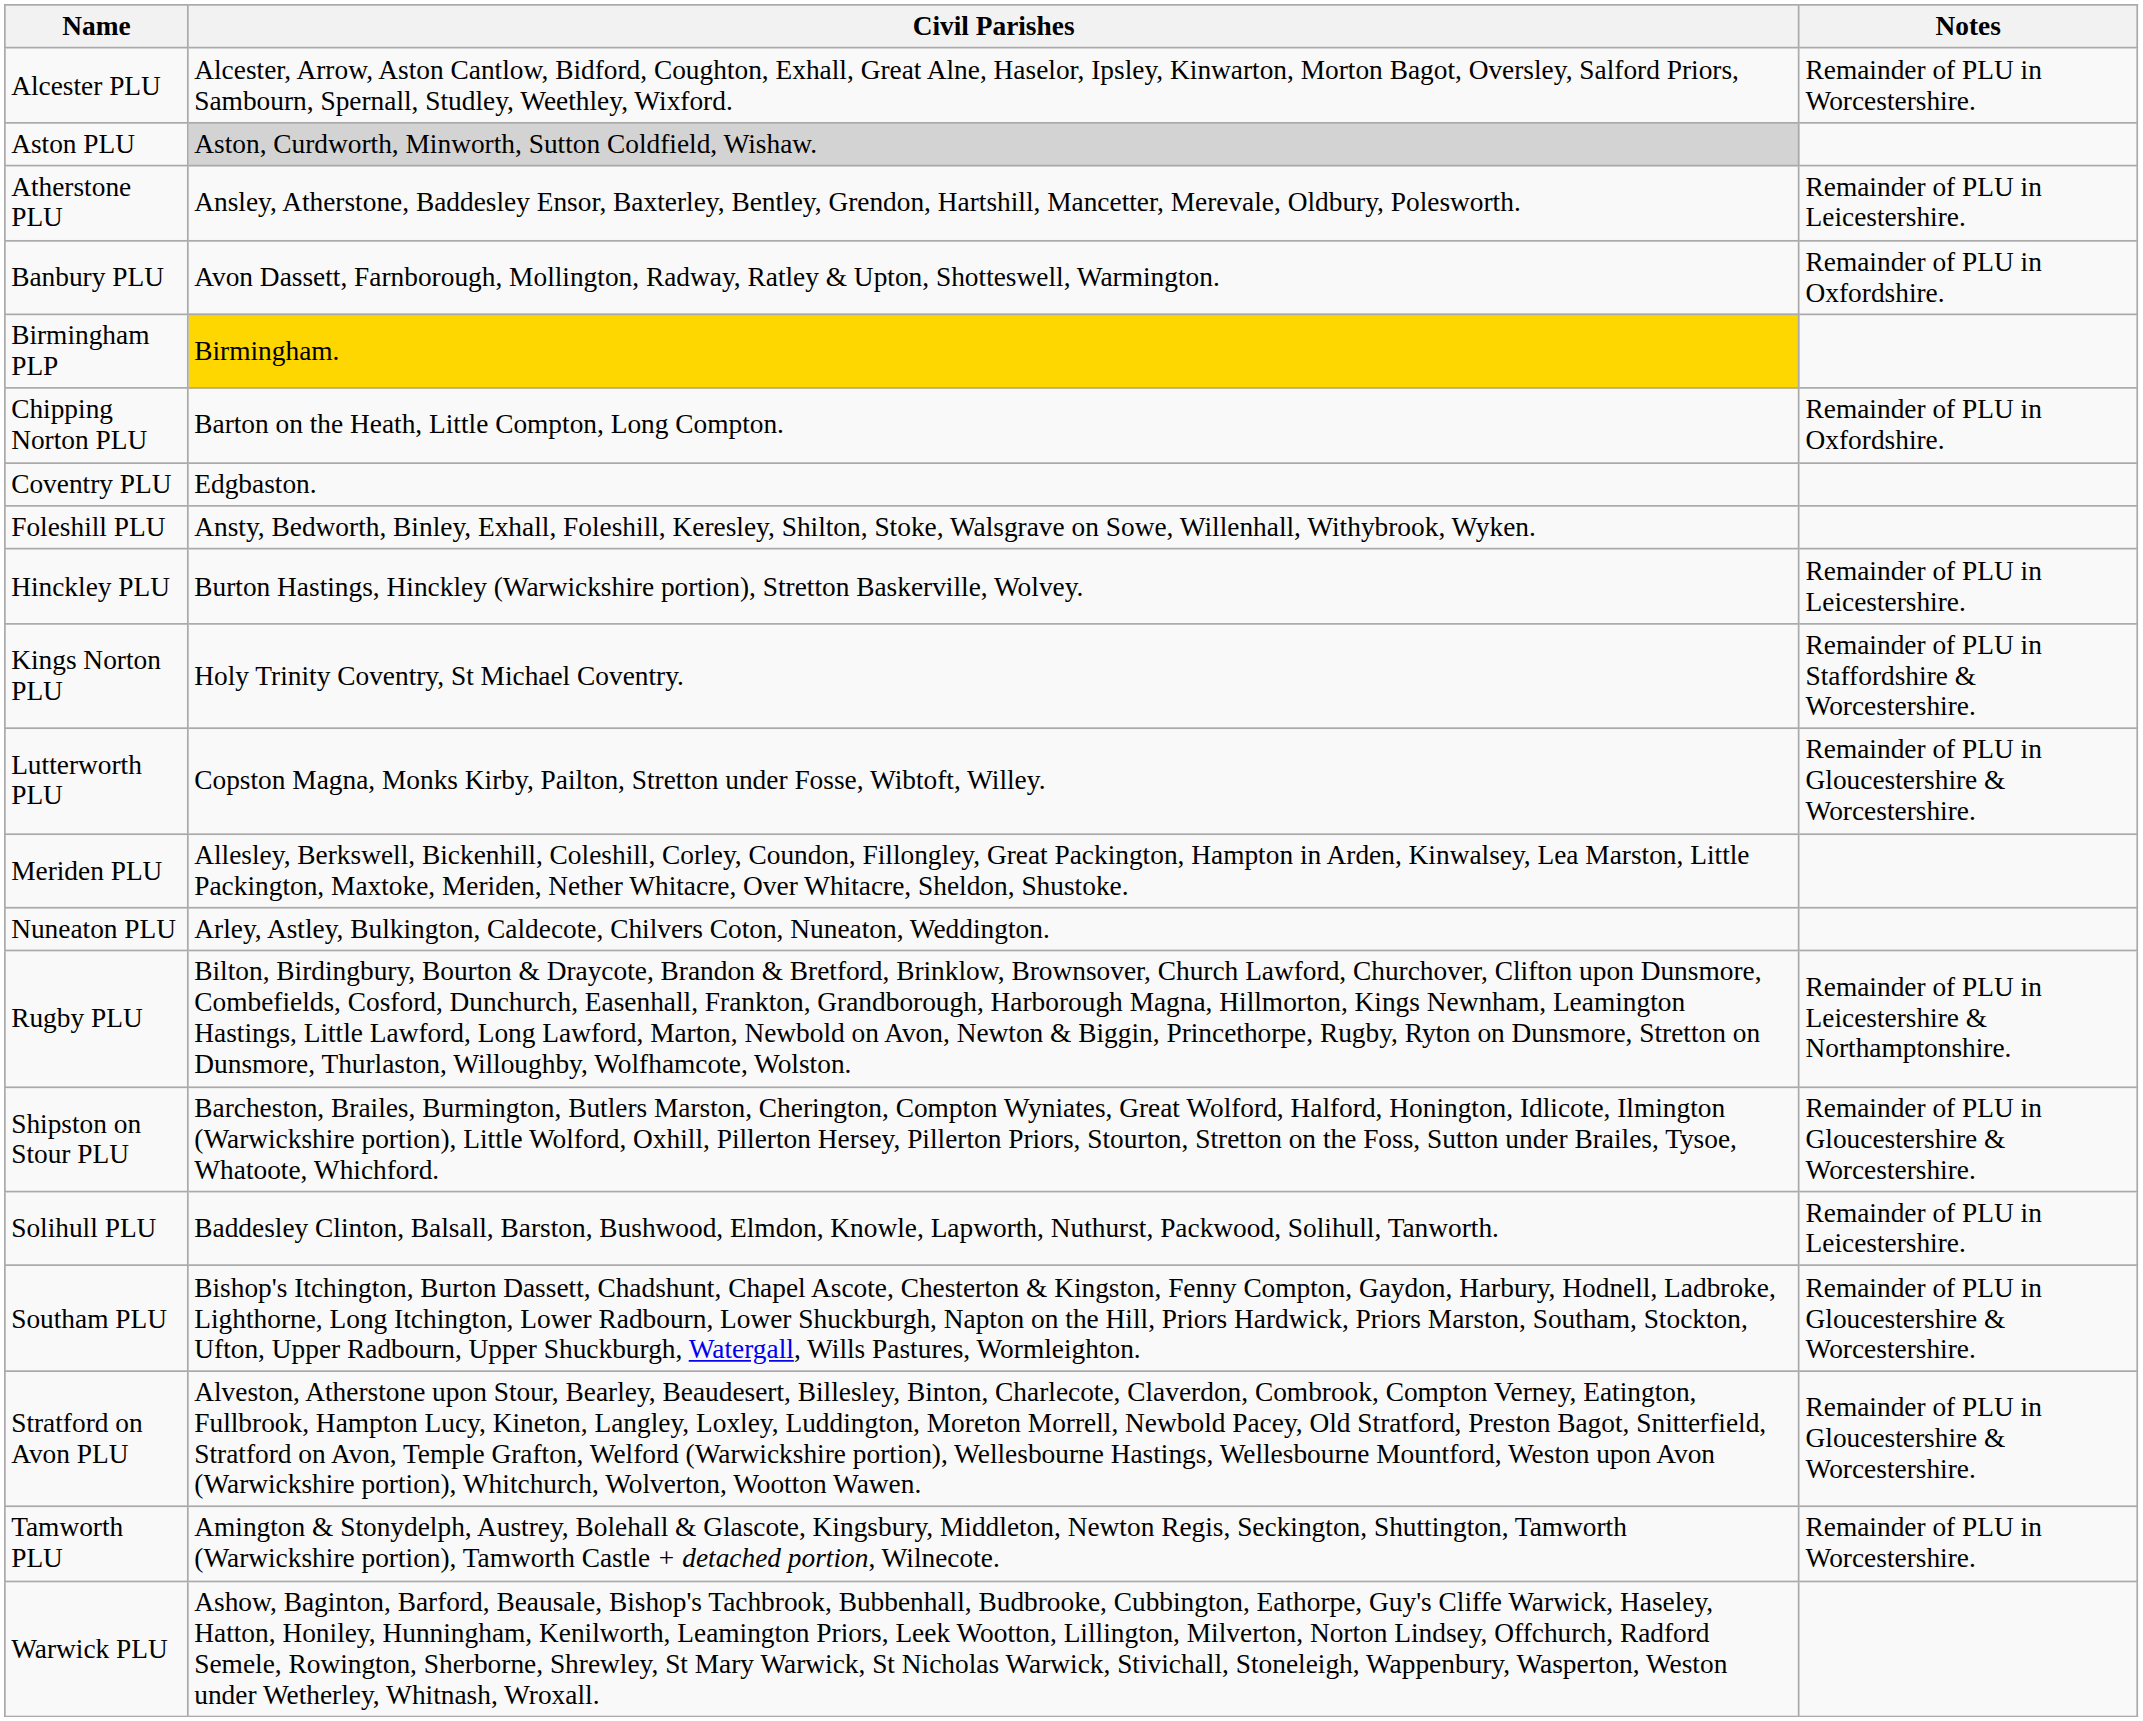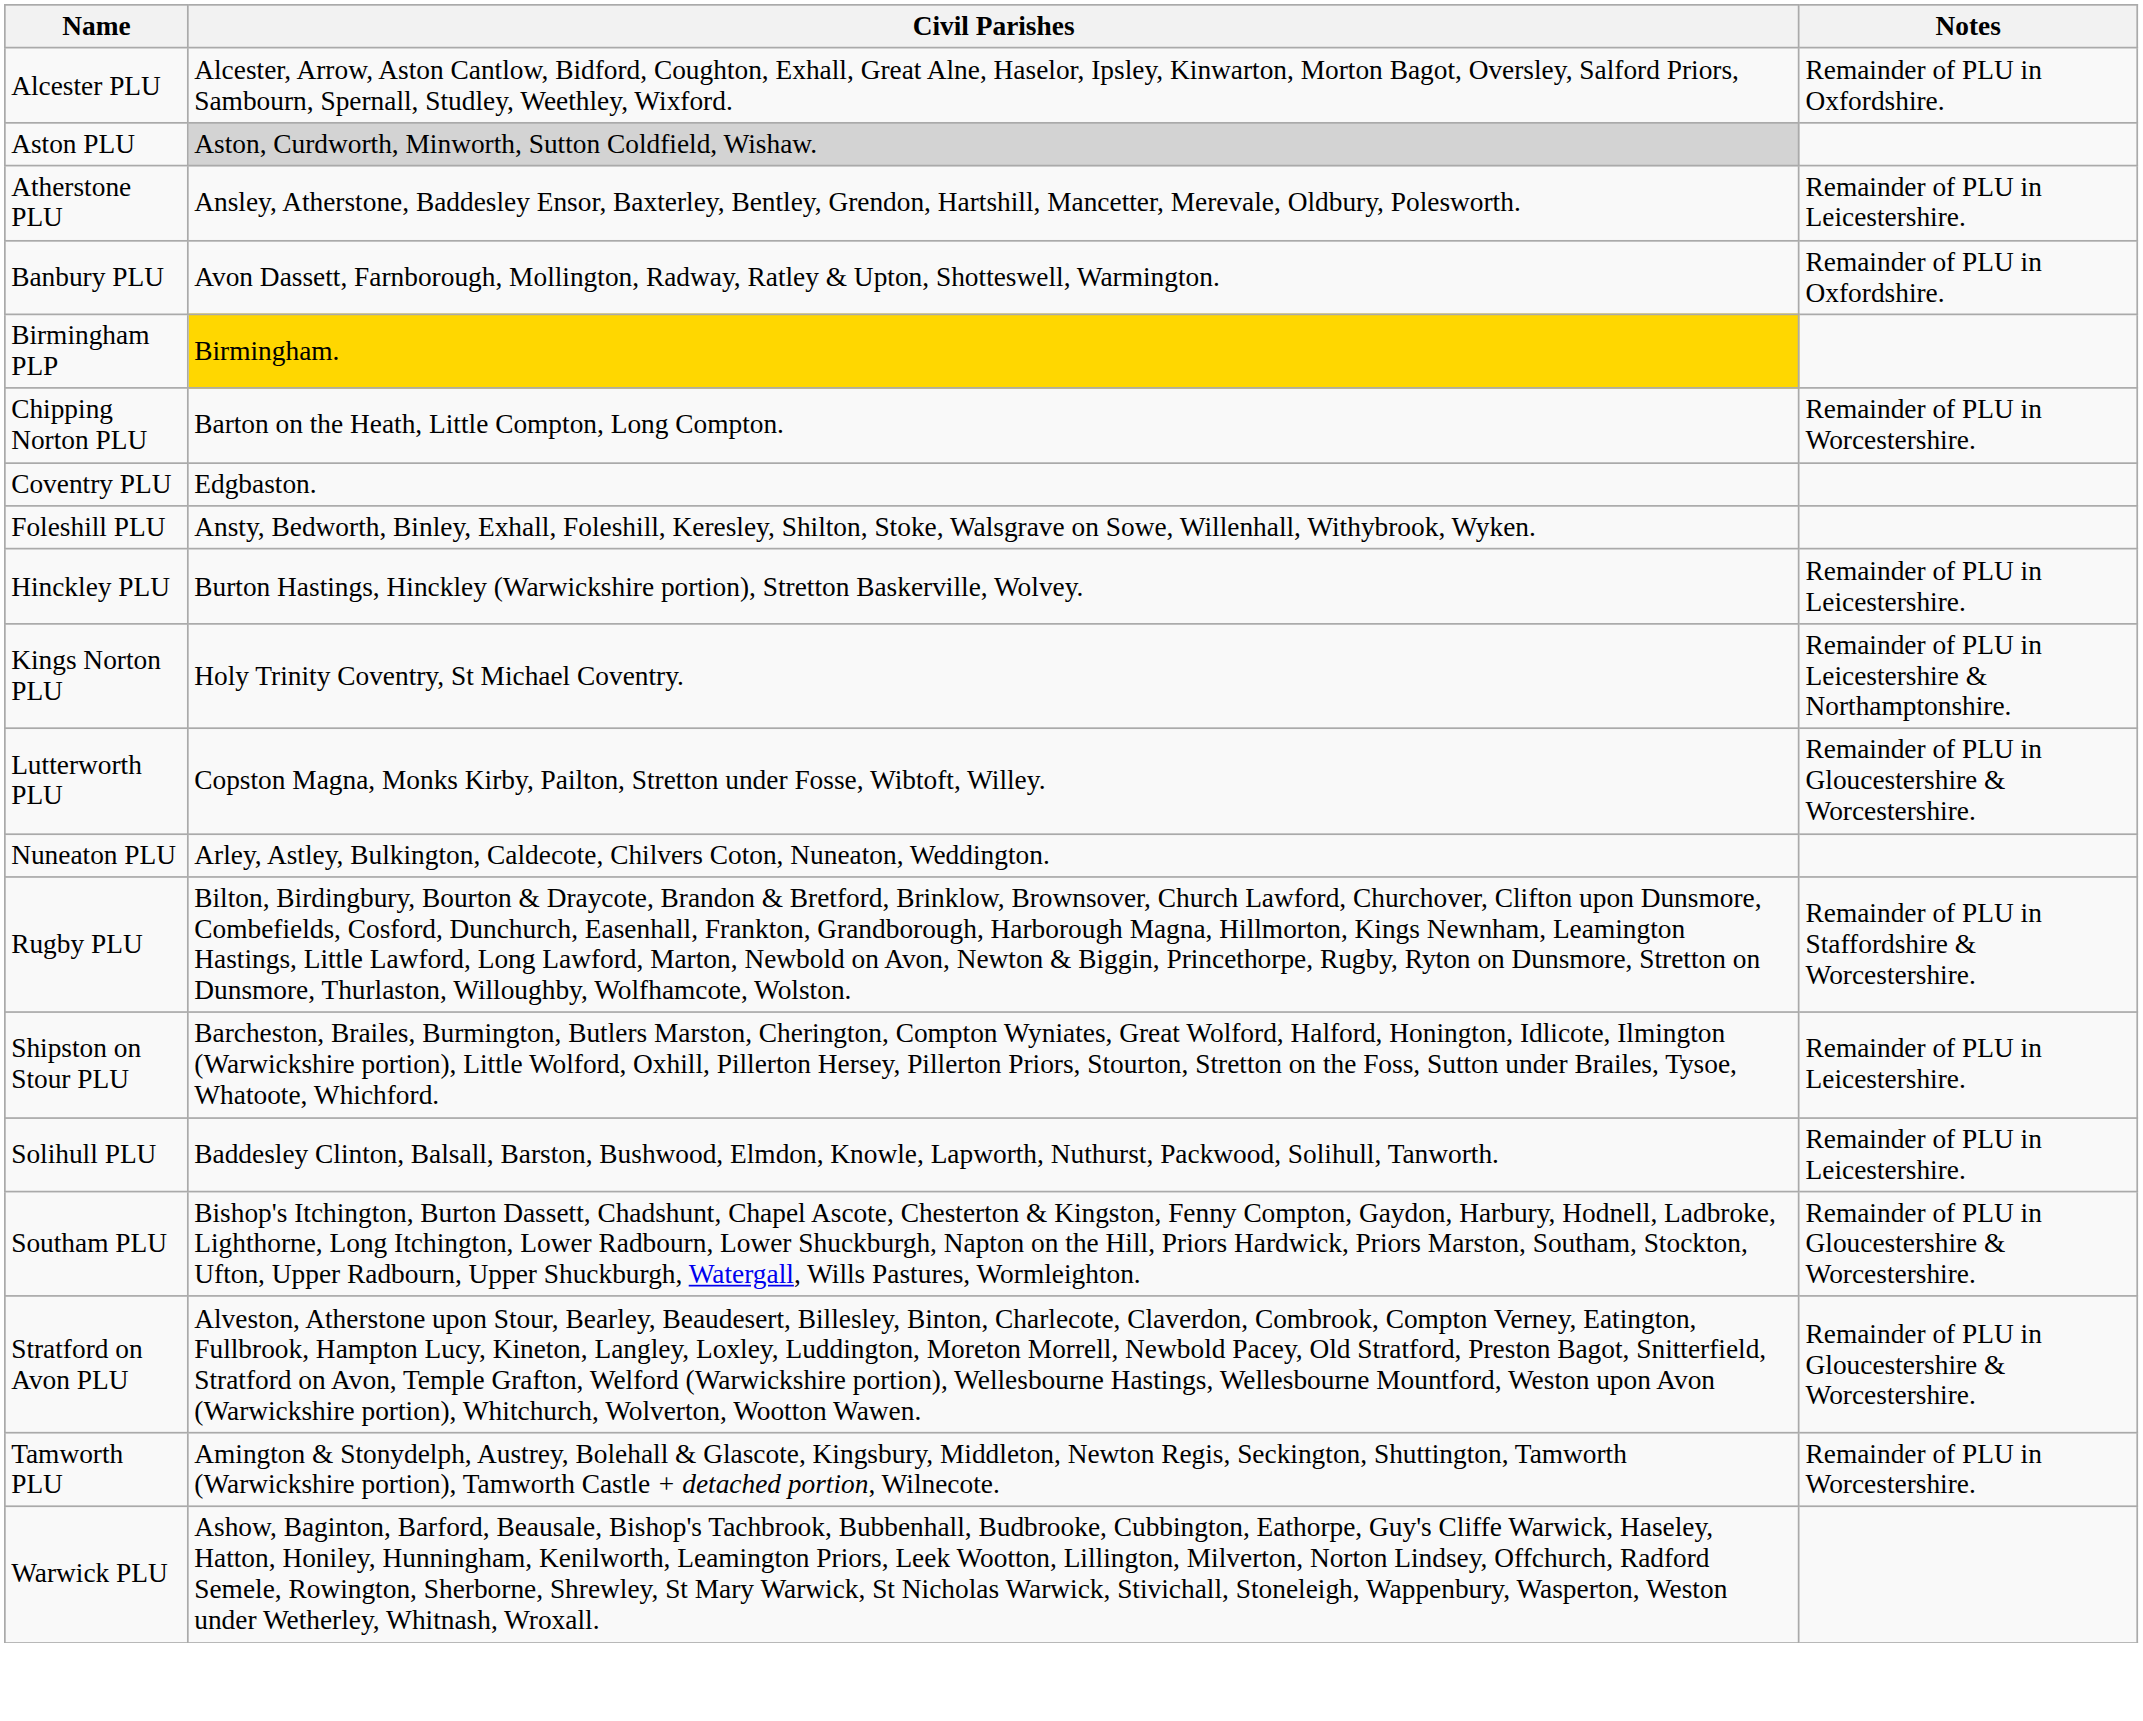(1924, 84) Remainder of PLU in Worcestershire. -> (1924, 84) Remainder of PLU in Oxfordshire.
(1924, 425) Remainder of PLU in Oxfordshire. -> (1924, 425) Remainder of PLU in Worcestershire.
(1924, 675) Remainder of PLU in Staffordshire & Worcestershire. -> (1924, 675) Remainder of PLU in Leicestershire & Northamptonshire.
- row: (87, 870)
(1924, 1018) Remainder of PLU in Leicestershire & Northamptonshire. -> (1924, 944) Remainder of PLU in Staffordshire & Worcestershire.
(1924, 1138) Remainder of PLU in Gloucestershire & Worcestershire. -> (1924, 1064) Remainder of PLU in Leicestershire.
